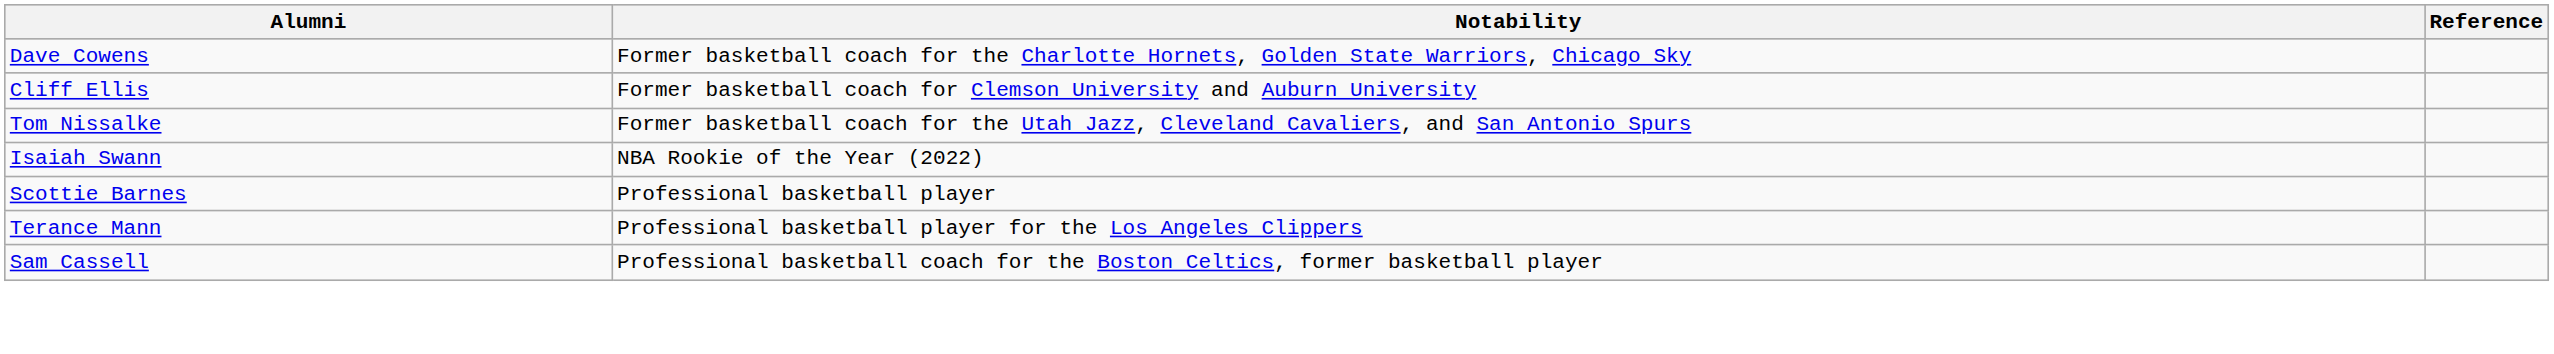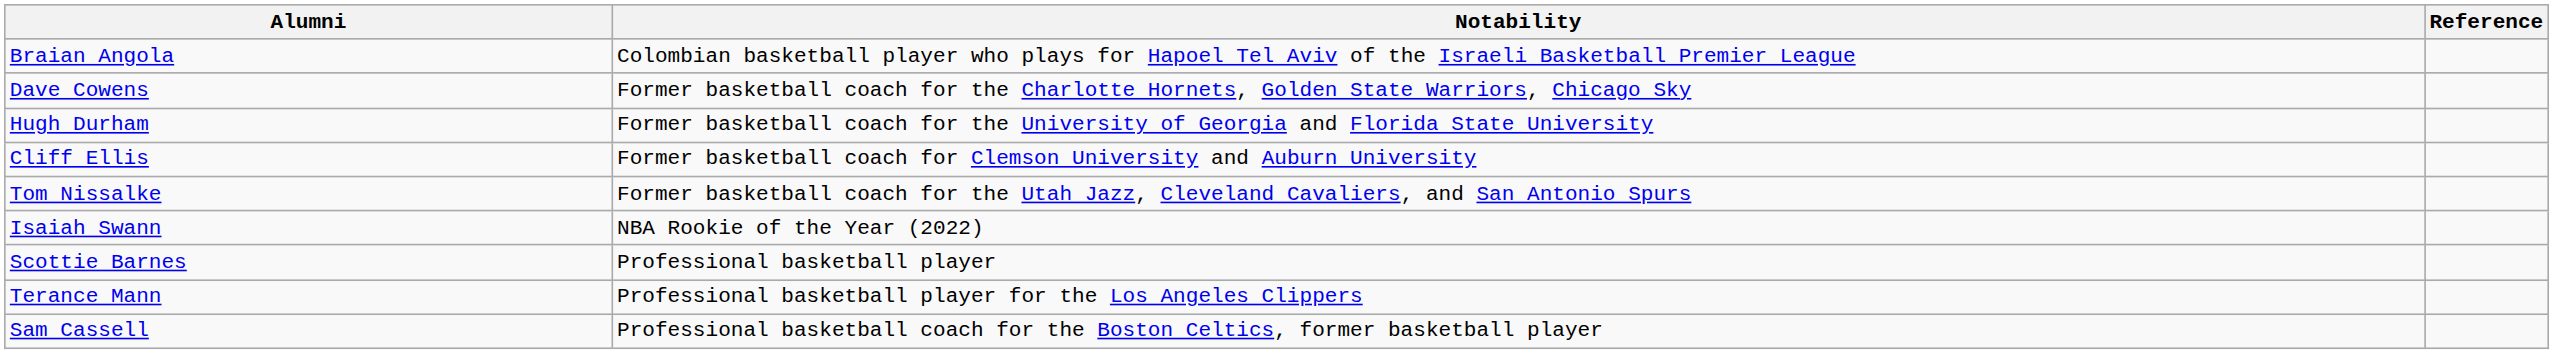+ row: (92, 56)
+ row: (79, 125)
